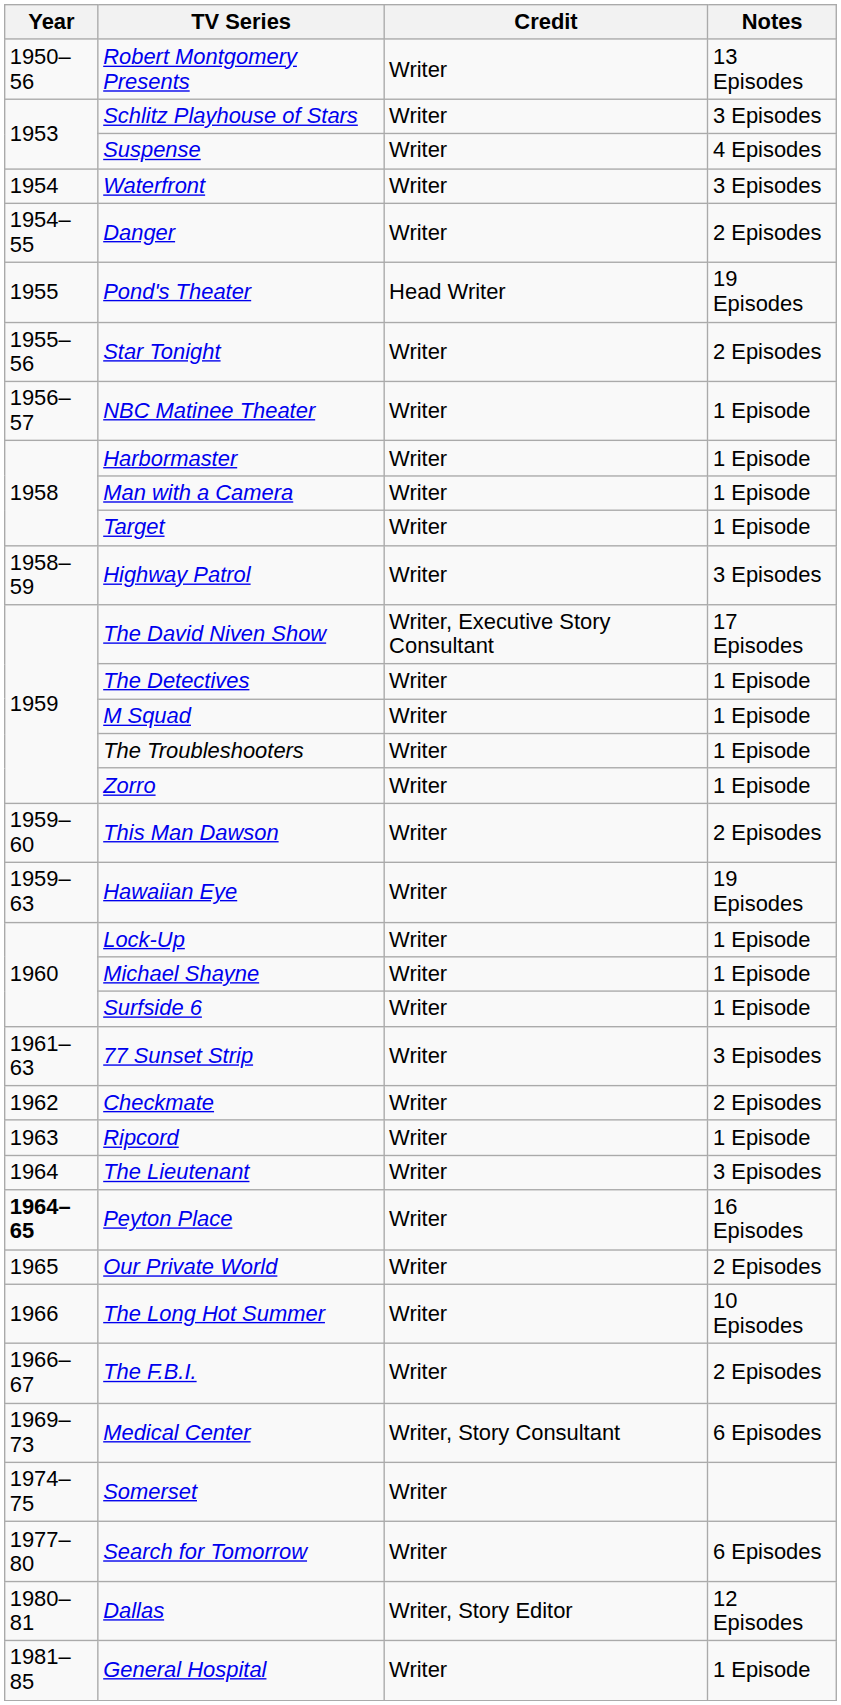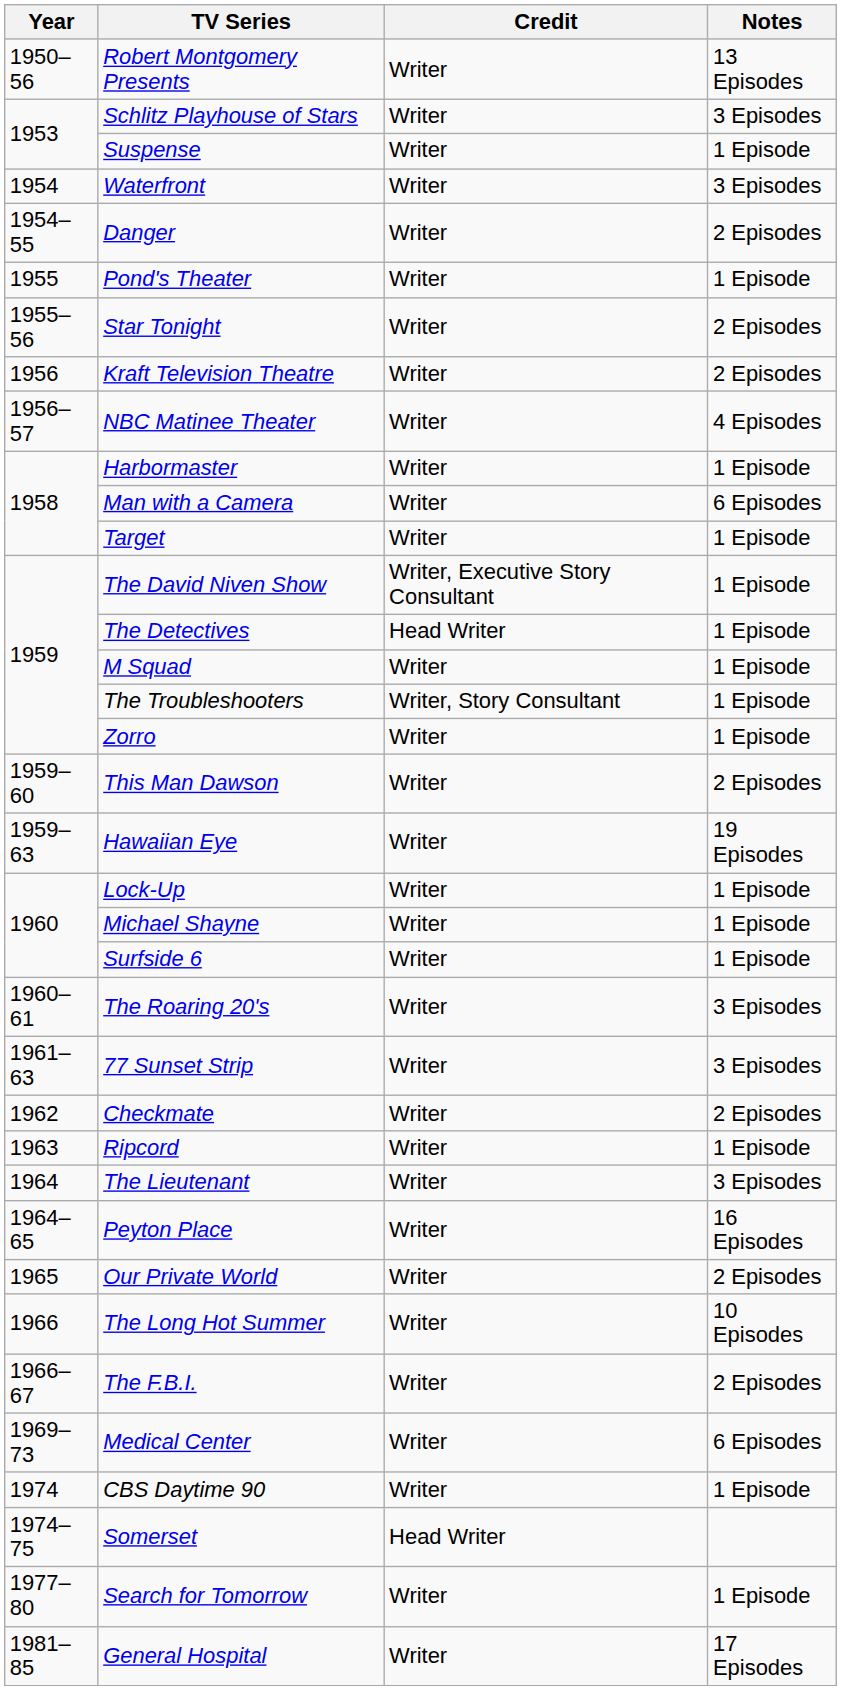(767, 150) 4 Episodes -> (762, 150) 1 Episode
(447, 292) Head Writer -> (418, 279) Writer
(758, 292) 19 Episodes -> (762, 279) 1 Episode
+ row: (219, 373)
(762, 410) 1 Episode -> (767, 421) 4 Episodes
(762, 492) 1 Episode -> (767, 502) 6 Episodes
- row: (177, 574)
(758, 634) 17 Episodes -> (762, 584) 1 Episode
(418, 681) Writer -> (447, 631) Head Writer
(418, 750) Writer -> (505, 701) Writer, Story Consultant
+ row: (186, 1006)
(40, 1219) bold -> (40, 1229) normal
(505, 1432) Writer, Story Consultant -> (418, 1442) Writer
+ row: (184, 1489)
(418, 1491) Writer -> (447, 1536) Head Writer
(767, 1551) 6 Episodes -> (762, 1596) 1 Episode
- row: (134, 1610)
(762, 1670) 1 Episode -> (758, 1655) 17 Episodes
